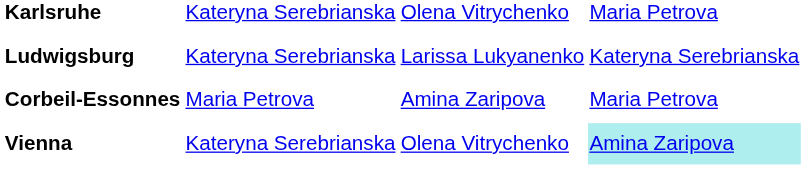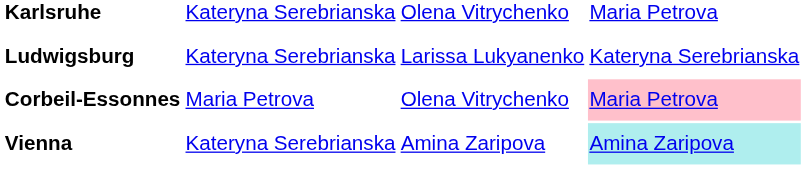(473, 99) Amina Zaripova -> (485, 99) Olena Vitrychenko
(654, 99) no background -> (654, 99) pink background
(485, 143) Olena Vitrychenko -> (473, 143) Amina Zaripova
